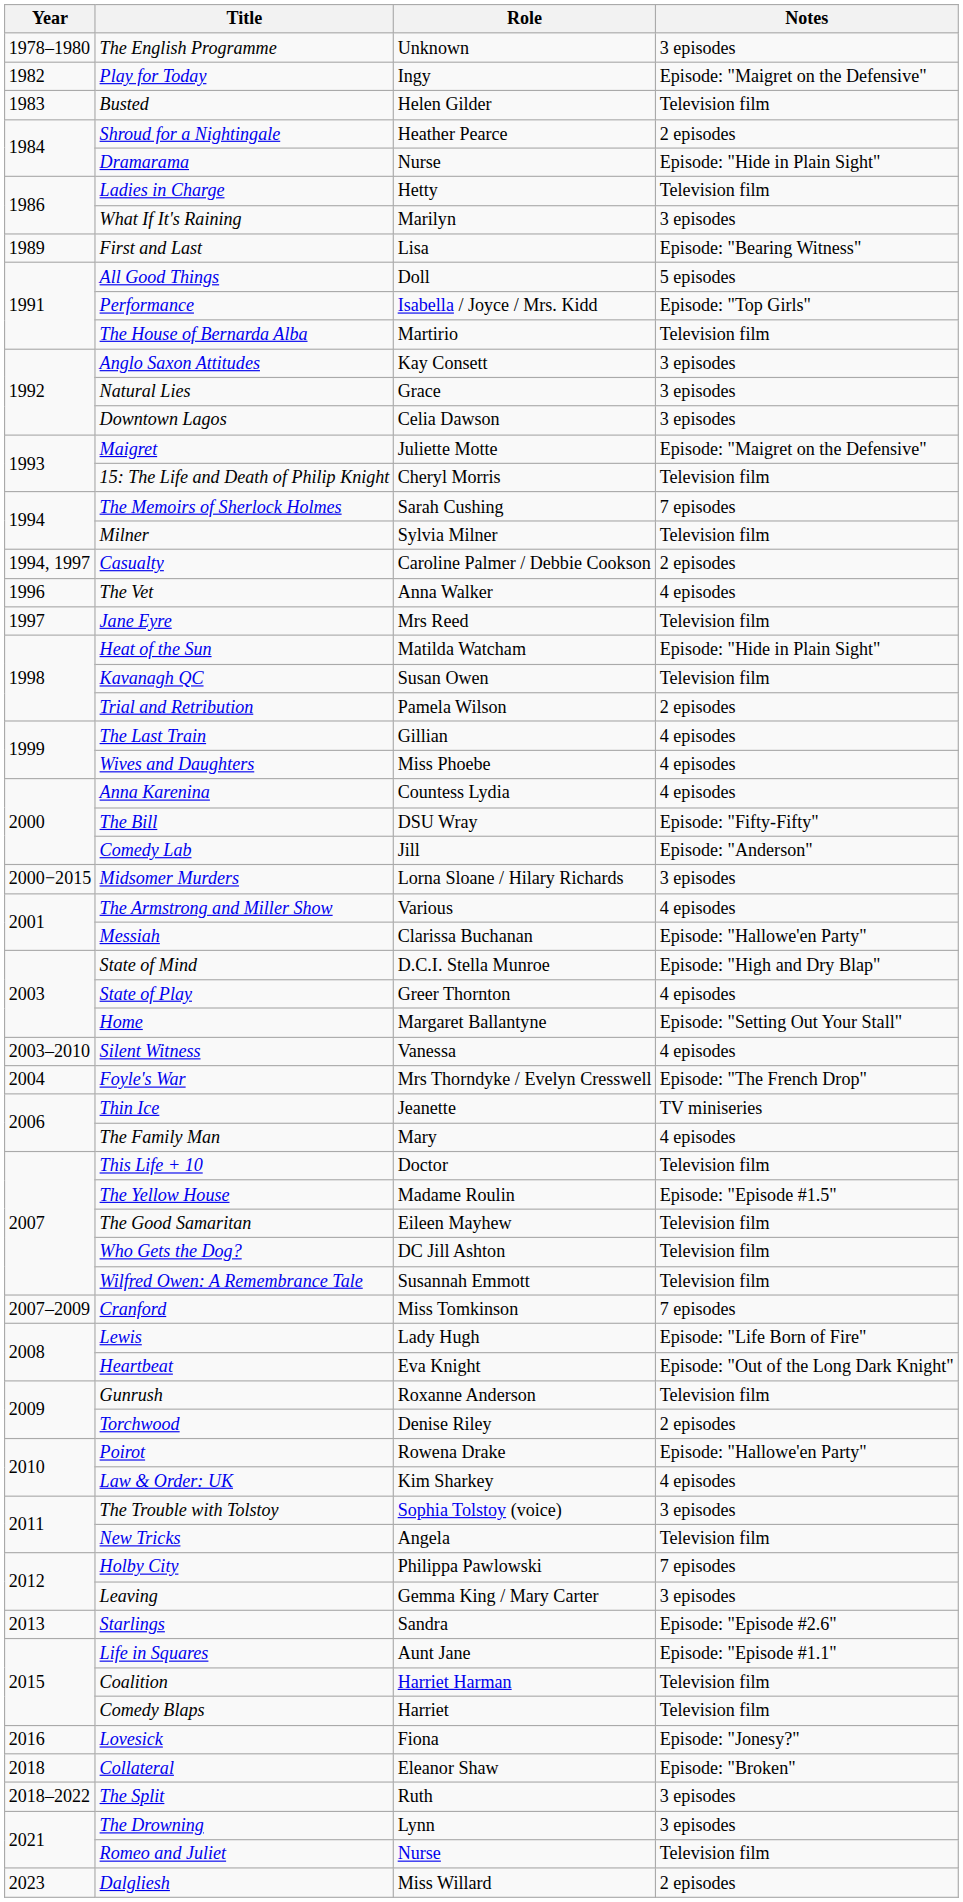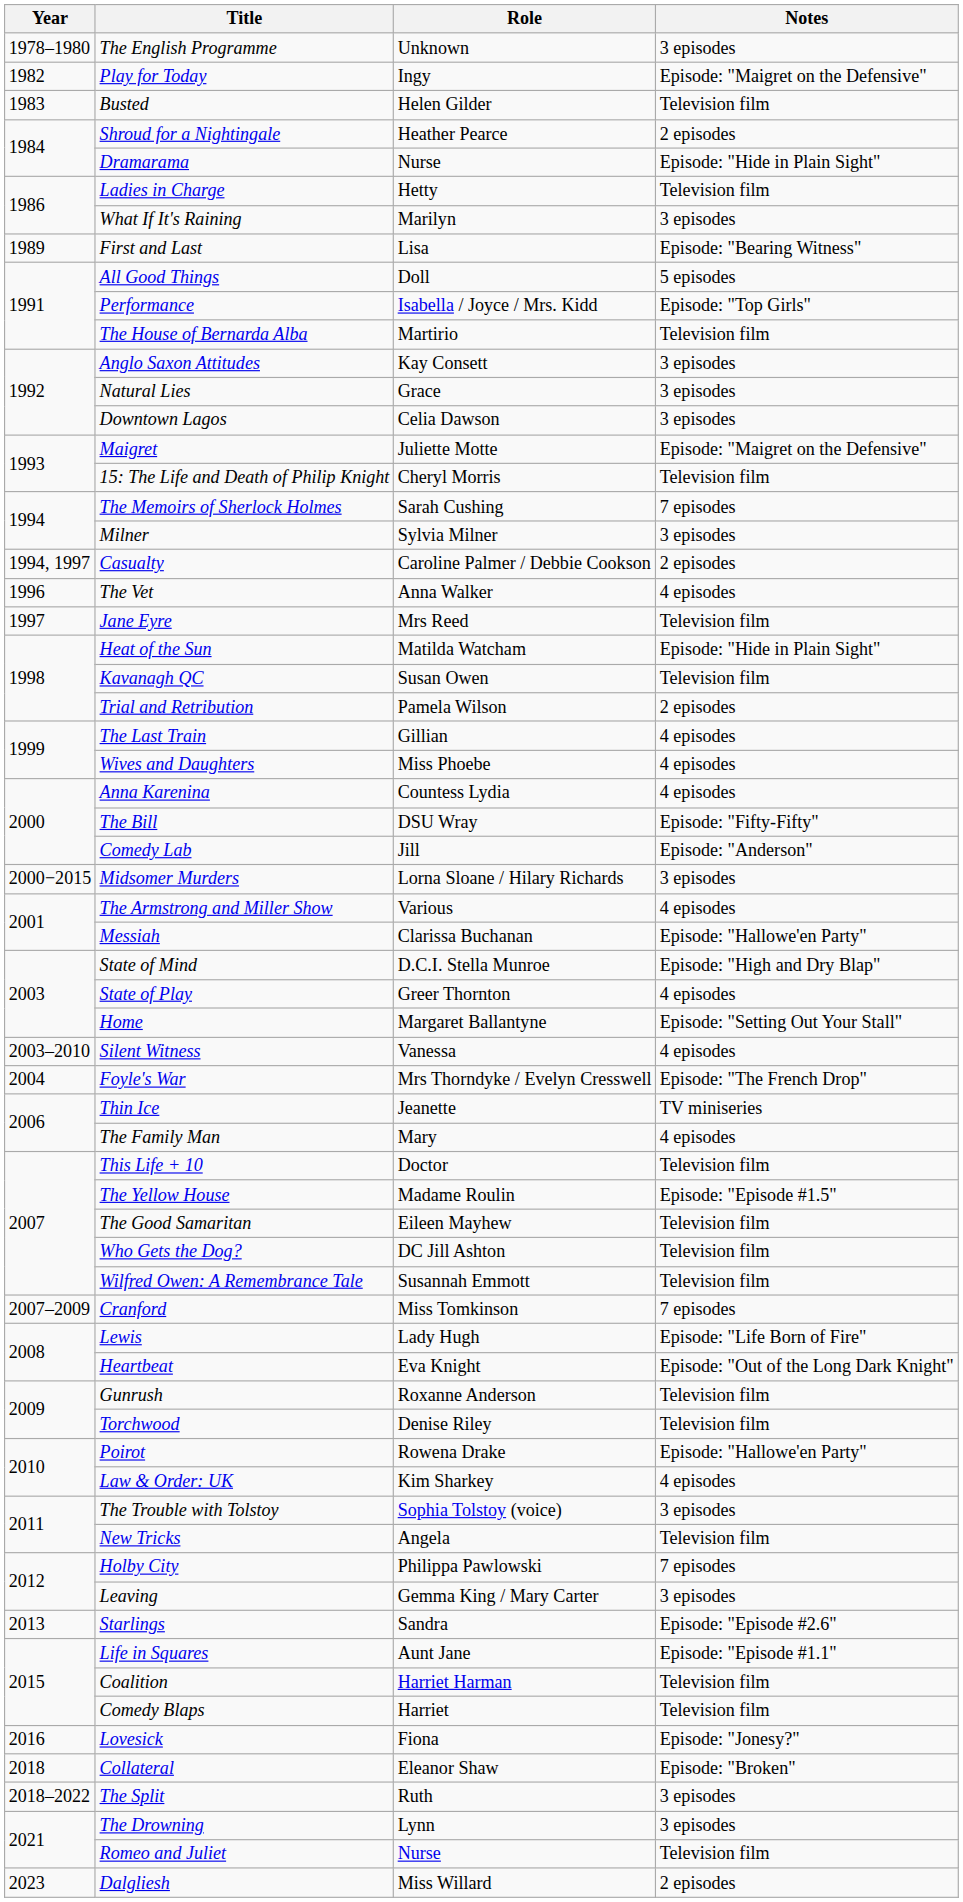(715, 534) Television film -> (698, 534) 3 episodes
(698, 1423) 2 episodes -> (715, 1423) Television film
